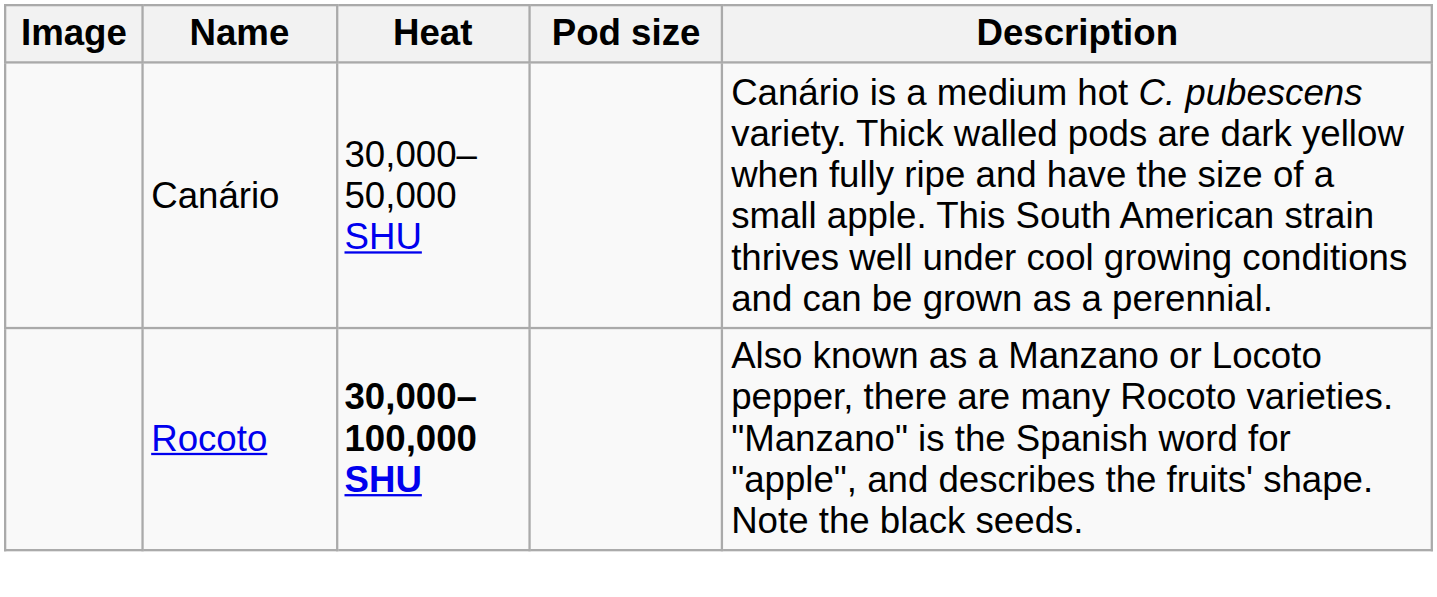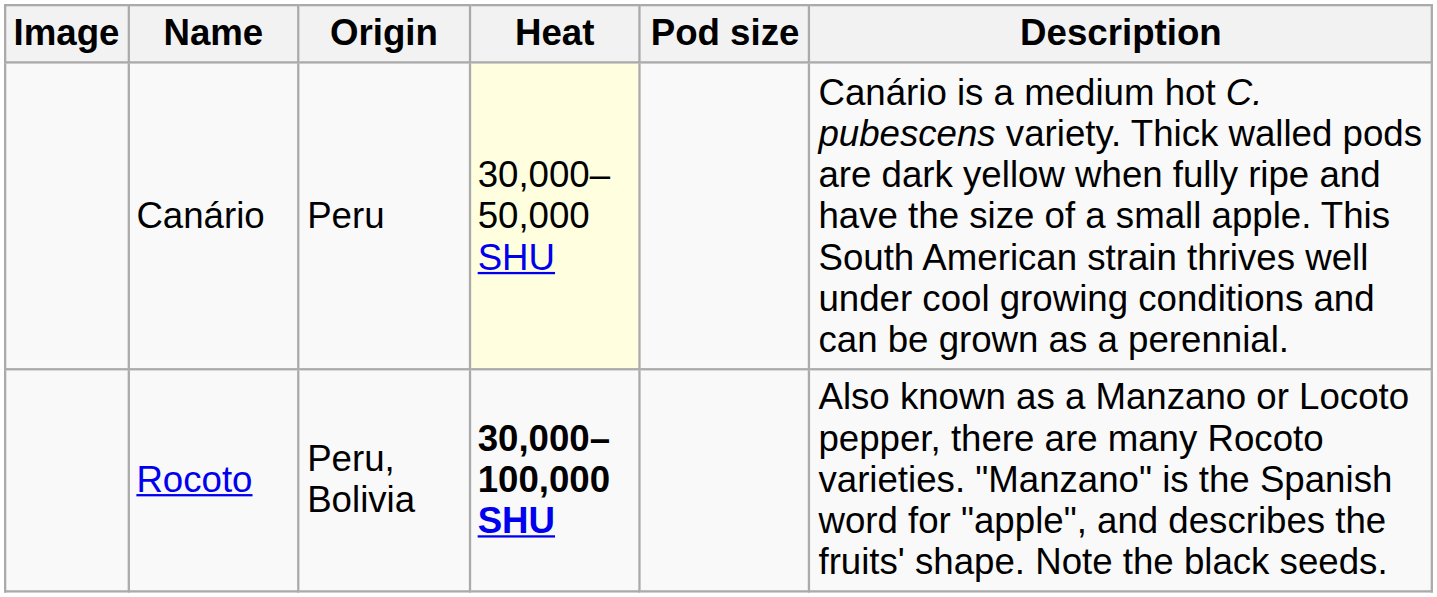+ column: (384, 33)
(411, 194) no background -> (544, 215) lightyellow background
